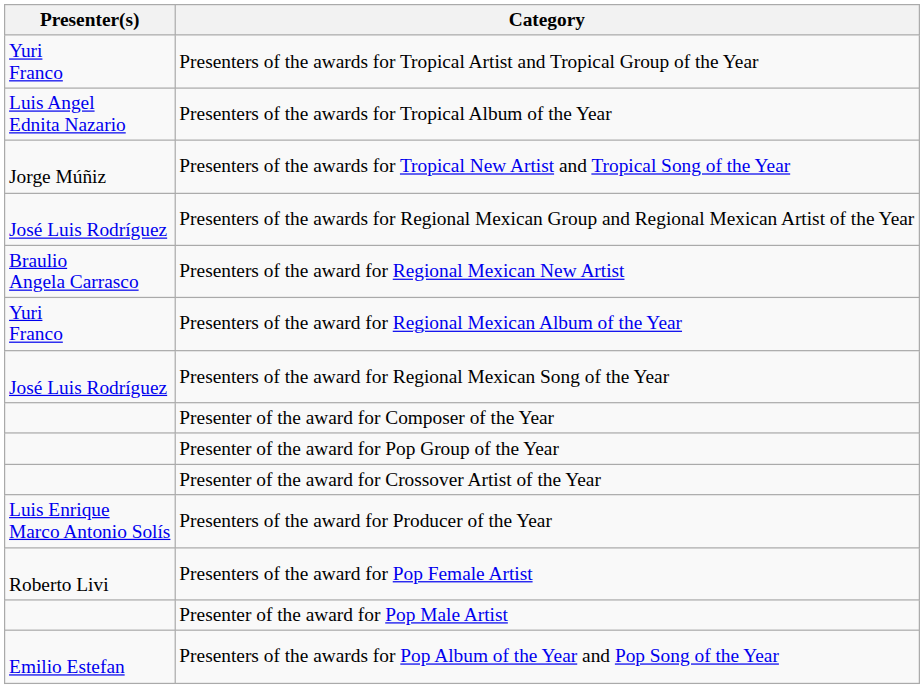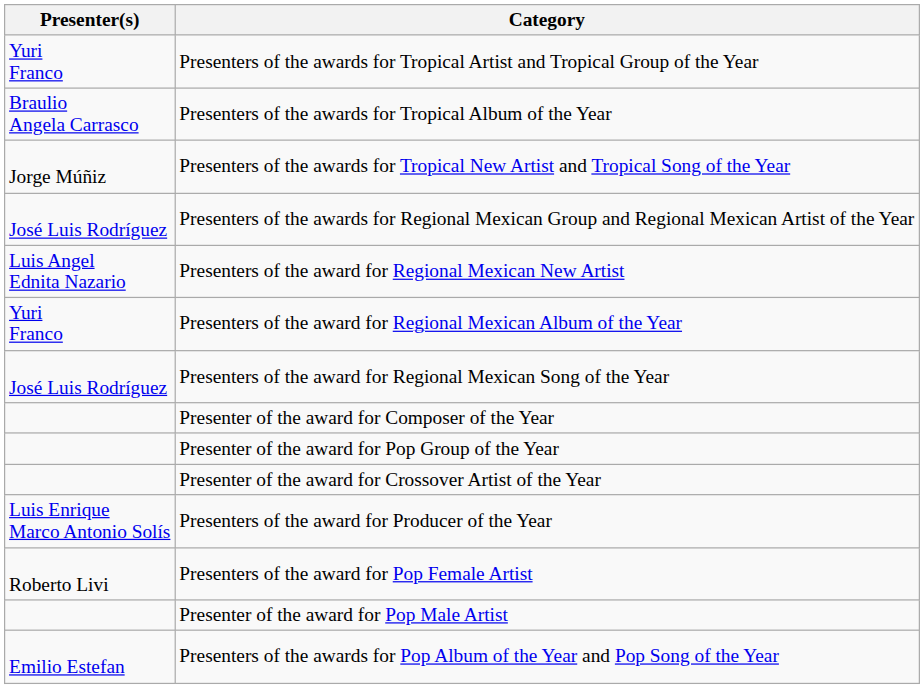(67, 113) Luis Angel Ednita Nazario -> (74, 113) Braulio Angela Carrasco
(74, 271) Braulio Angela Carrasco -> (67, 271) Luis Angel Ednita Nazario
